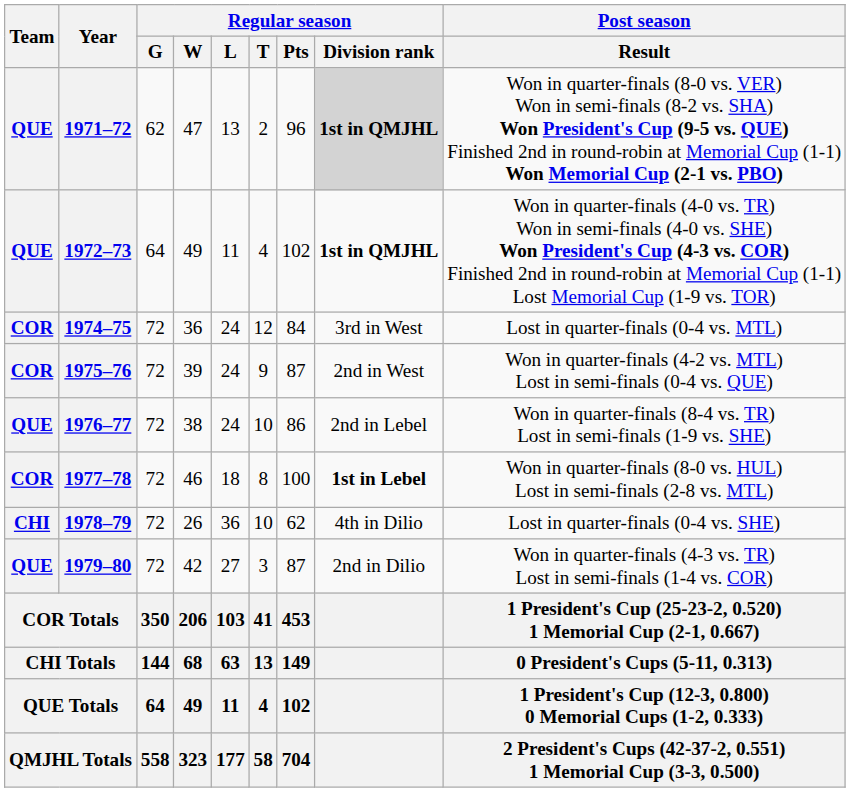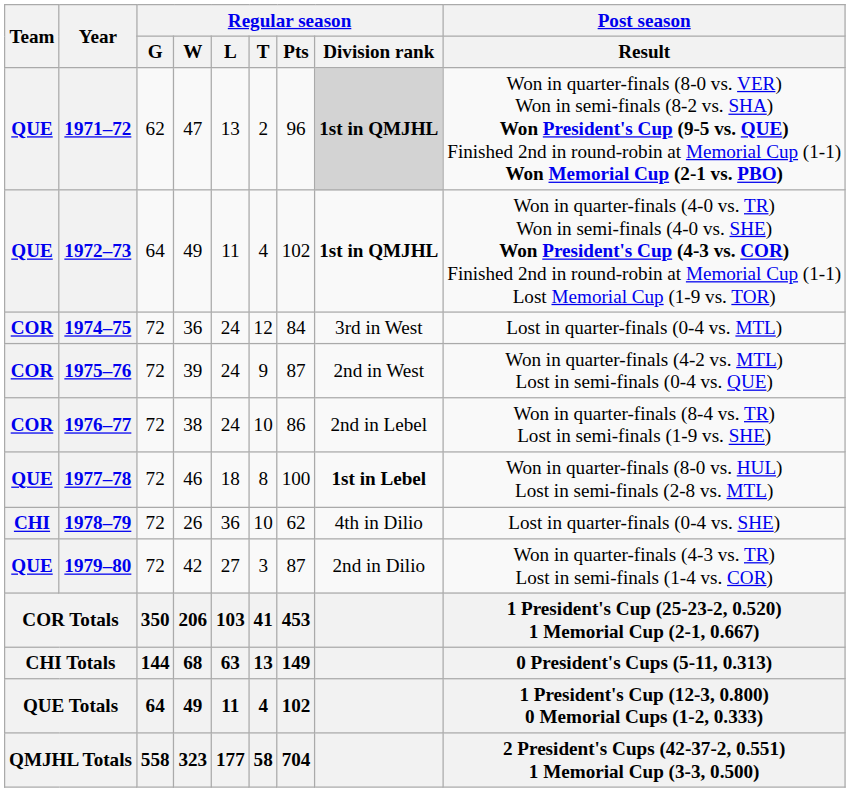(32, 425) QUE -> (32, 425) COR
(32, 479) COR -> (32, 479) QUE
